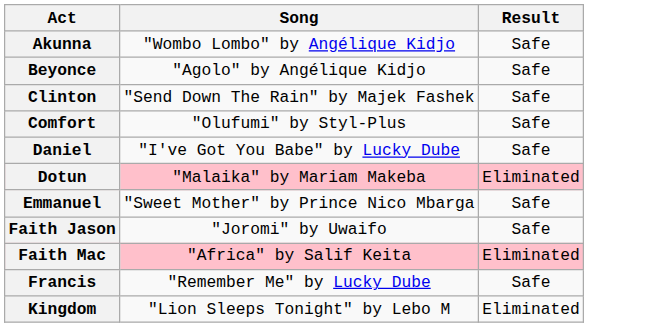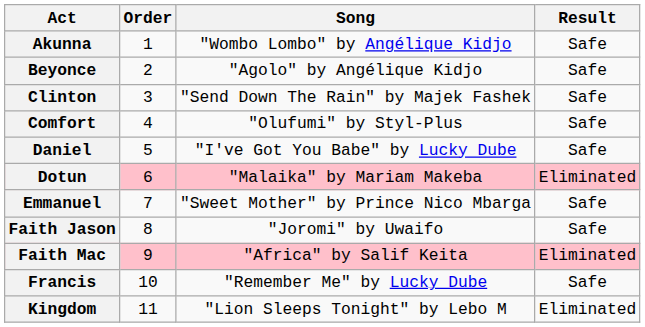+ column: (148, 18)
